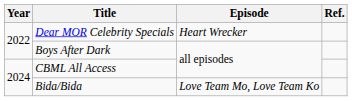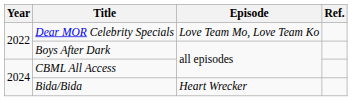(213, 31) Heart Wrecker -> (249, 31) Love Team Mo, Love Team Ko
(249, 86) Love Team Mo, Love Team Ko -> (213, 86) Heart Wrecker
